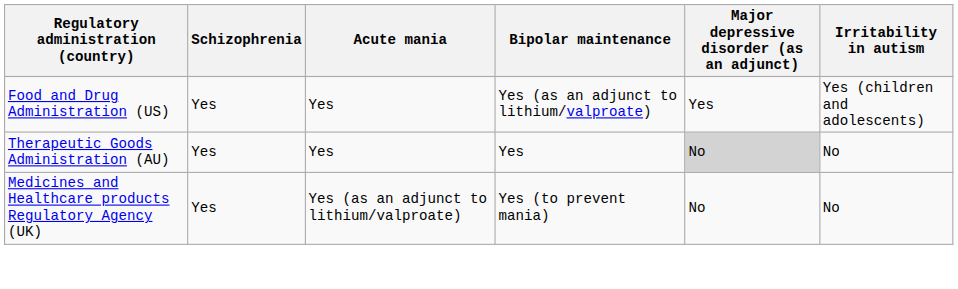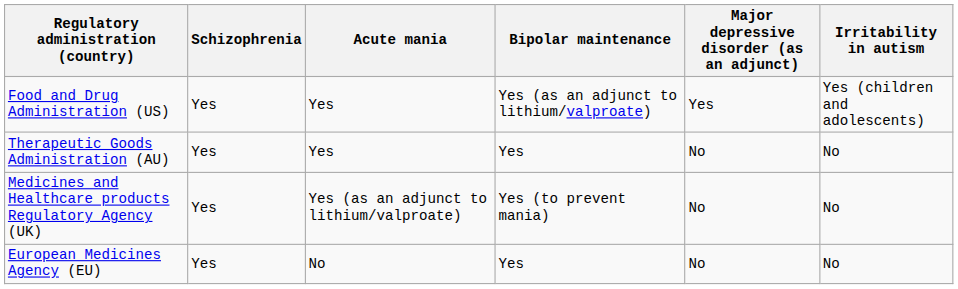(697, 152) lightgrey background -> (697, 152) no background
+ row: (84, 264)
